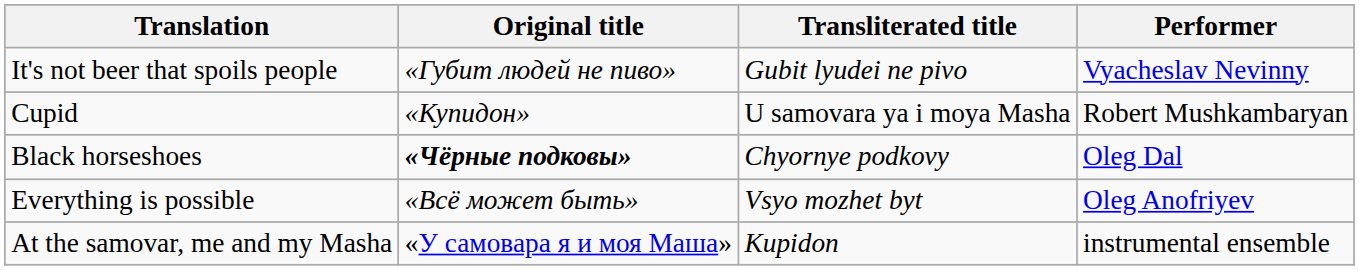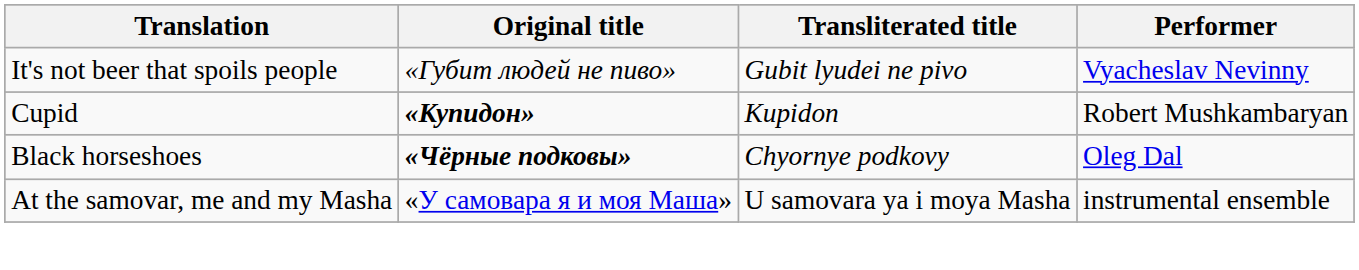(467, 112) normal -> (470, 112) bold
(907, 112) U samovara ya i moya Masha -> (792, 112) Kupidon
- row: (133, 199)
(792, 243) Kupidon -> (907, 199) U samovara ya i moya Masha
